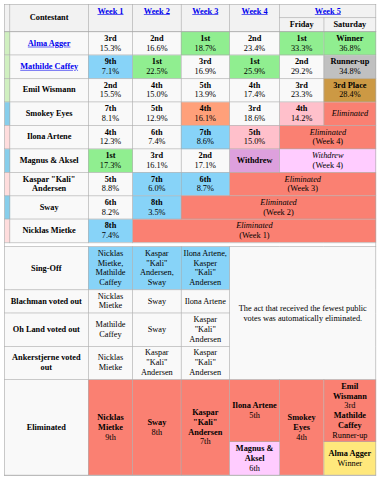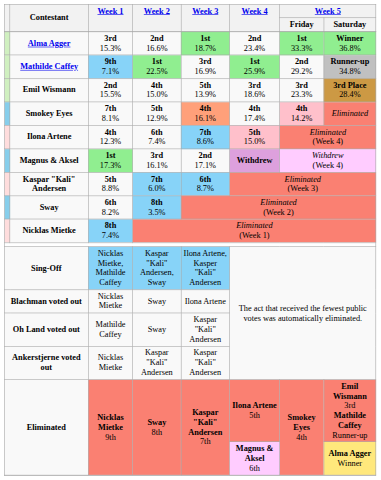(255, 90) 4th 17.4% -> (255, 90) 3rd 18.6%
(255, 113) 3rd 18.6% -> (255, 113) 4th 17.4%
